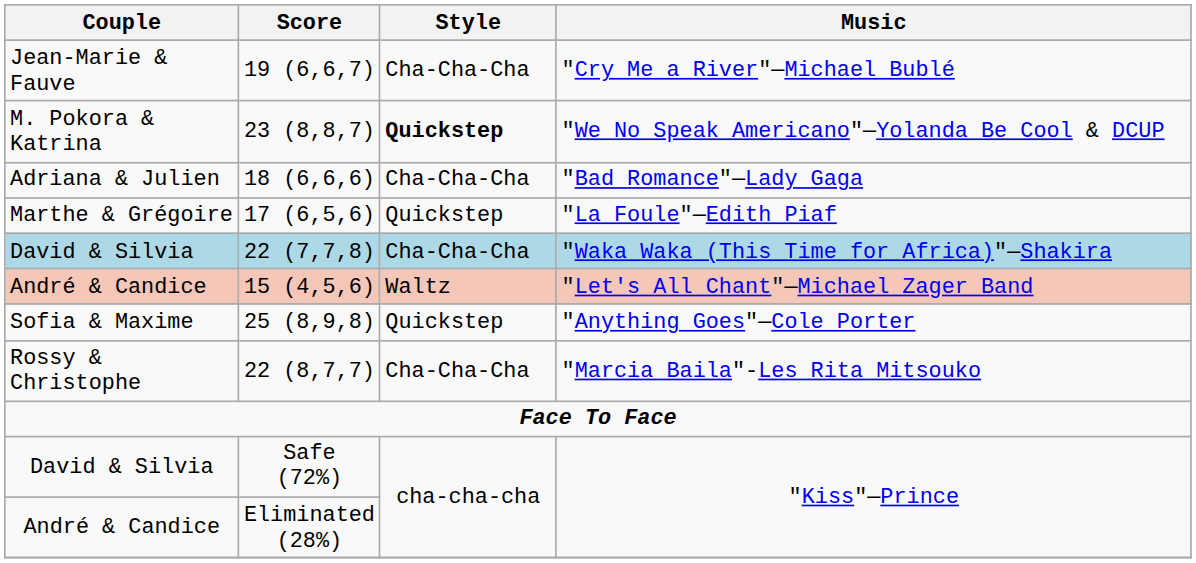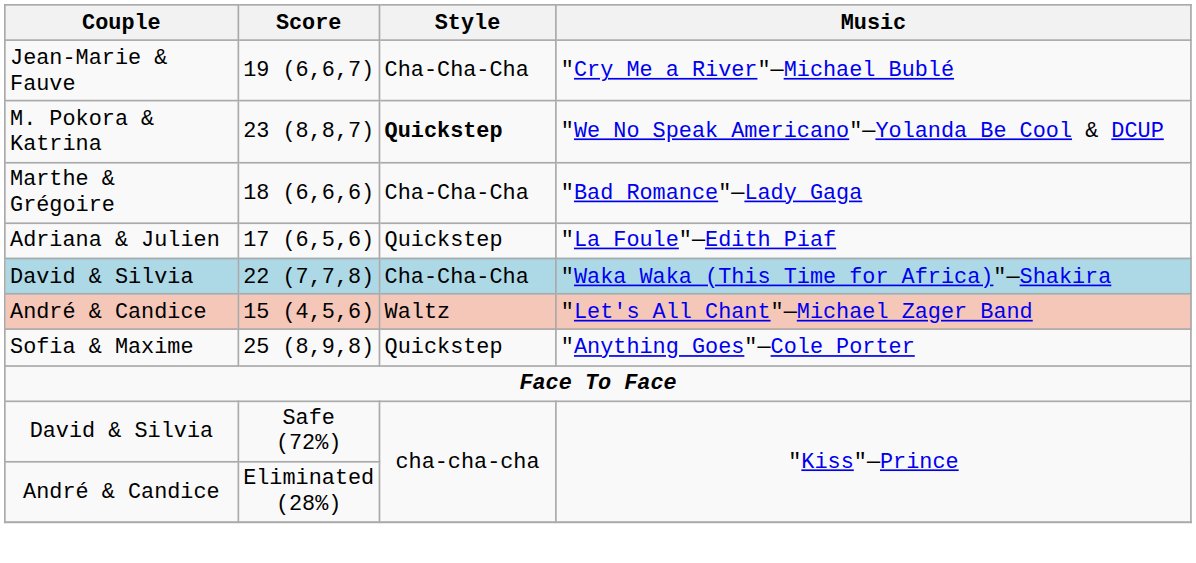(115, 180) Adriana & Julien -> (62, 192) Marthe & Grégoire
(121, 215) Marthe & Grégoire -> (115, 241) Adriana & Julien
- row: (309, 370)
